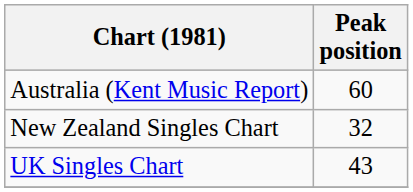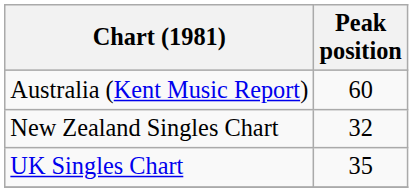(361, 166) 43 -> (361, 166) 35
